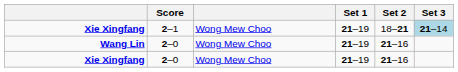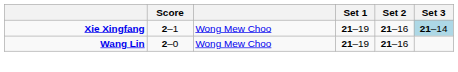(394, 28) 18–21 -> (394, 28) 21–16
- row: (115, 60)
